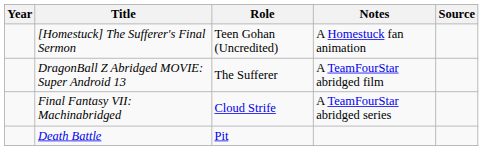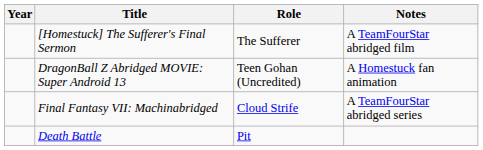- column: (457, 14)
(246, 41) Teen Gohan (Uncredited) -> (269, 41) The Sufferer
(360, 41) A Homestuck fan animation -> (388, 41) A TeamFourStar abridged film
(246, 75) The Sufferer -> (269, 75) Teen Gohan (Uncredited)
(357, 75) A TeamFourStar abridged film -> (390, 75) A Homestuck fan animation
